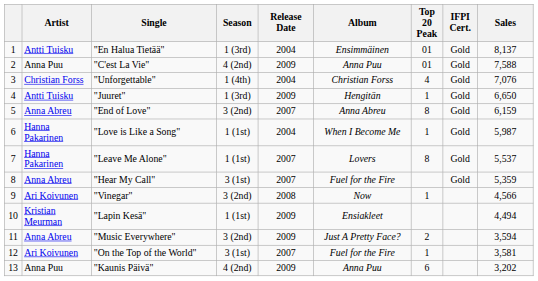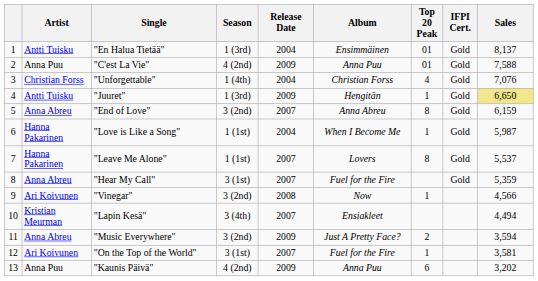(505, 96) no background -> (505, 96) khaki background
(237, 216) 1 (1st) -> (237, 216) 3 (4th)
(286, 216) 2009 -> (286, 216) 2007
